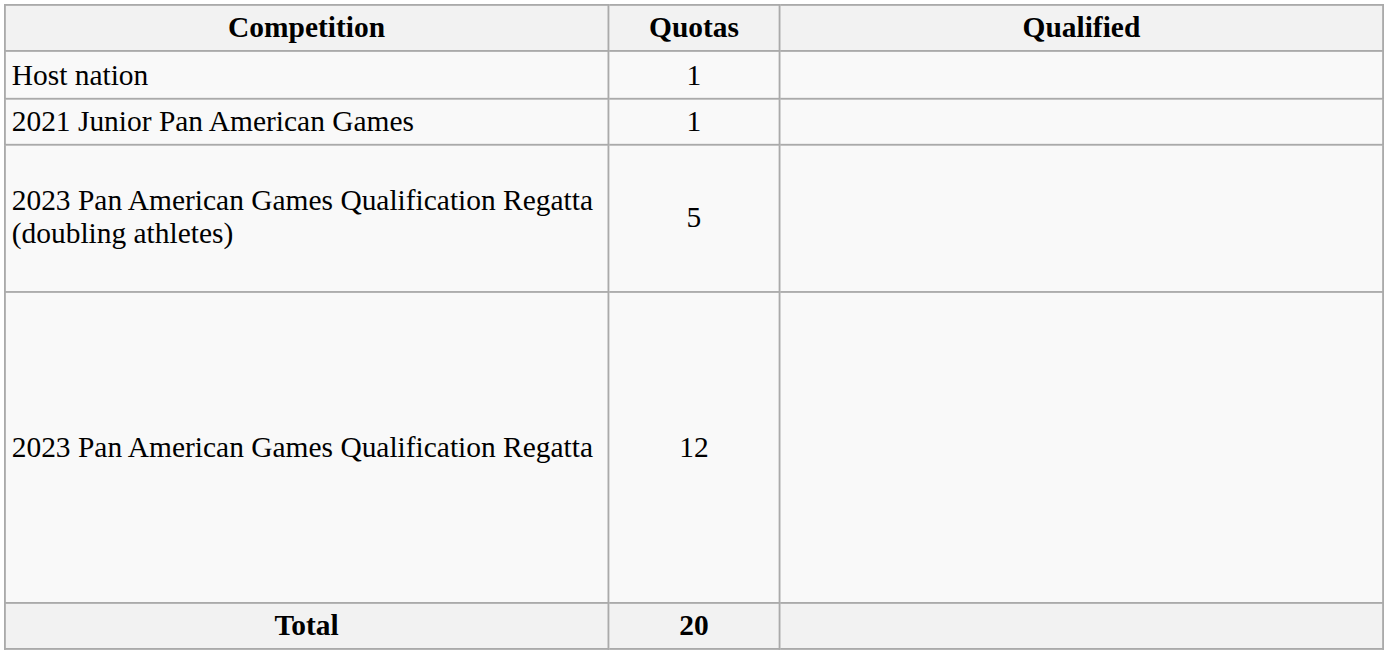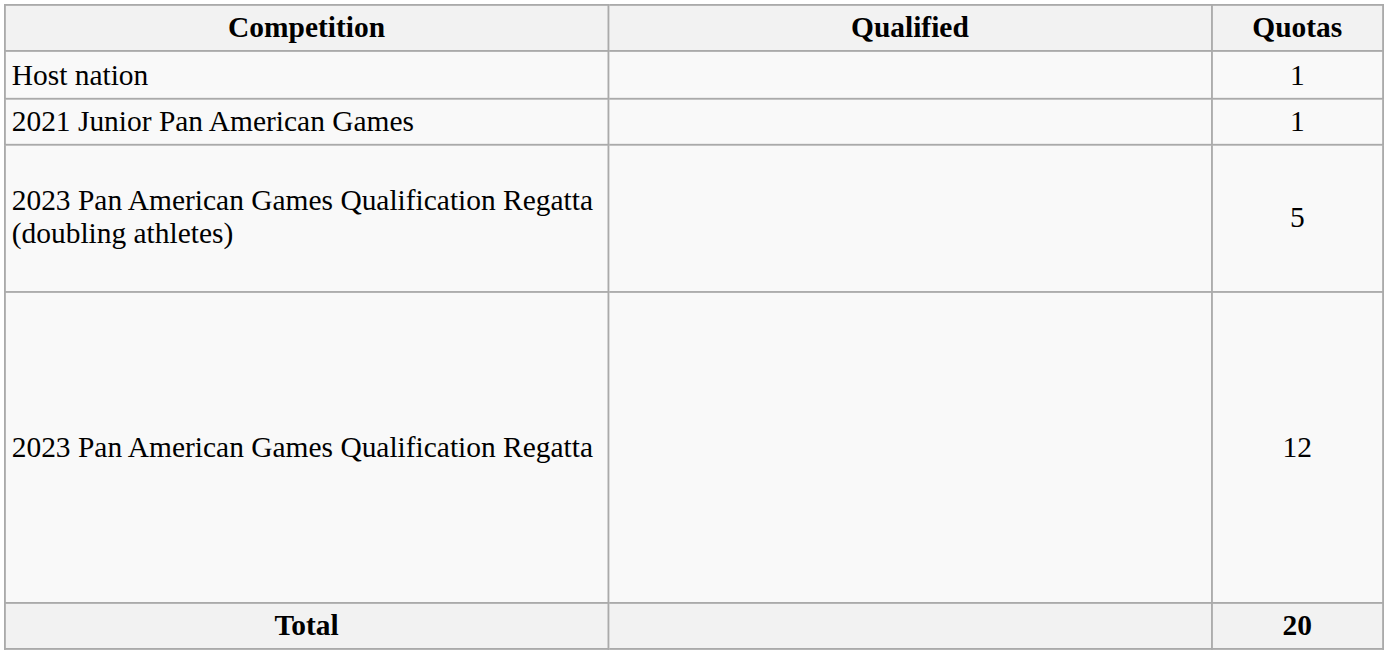columns swapped: (694, 27) <-> (1081, 27)
